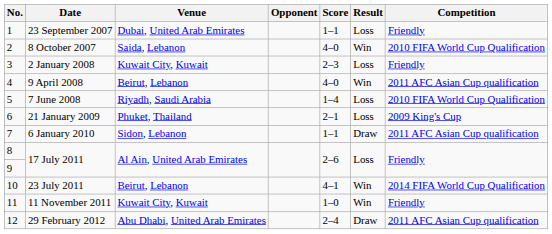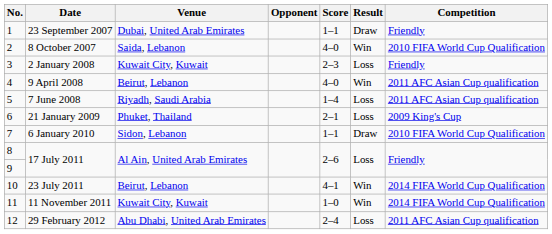(364, 30) Loss -> (365, 30) Draw
(466, 99) 2010 FIFA World Cup Qualification -> (463, 99) 2011 AFC Asian Cup qualification
(463, 133) 2011 AFC Asian Cup qualification -> (466, 133) 2010 FIFA World Cup Qualification
(406, 202) Friendly -> (466, 202) 2014 FIFA World Cup Qualification
(365, 220) Draw -> (364, 220) Loss
